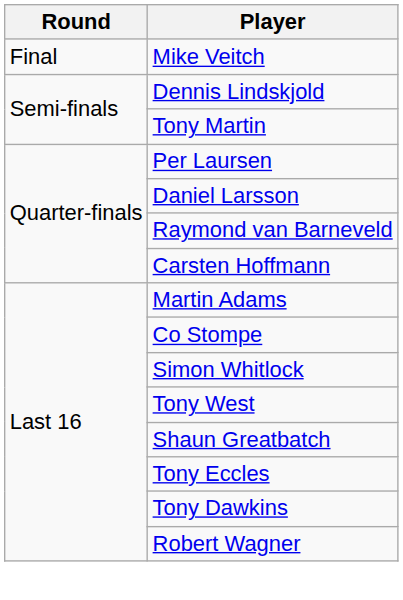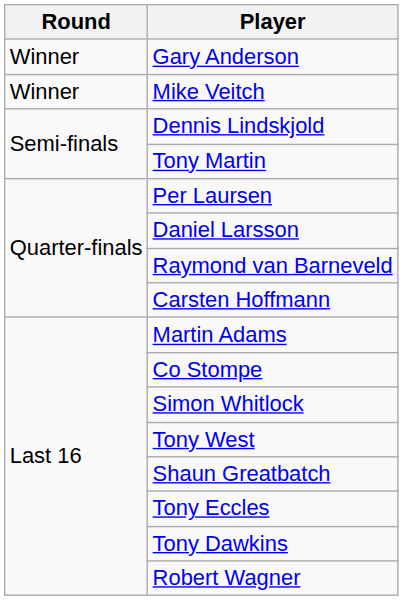+ row: (226, 56)
(33, 56) Final -> (44, 91) Winner
